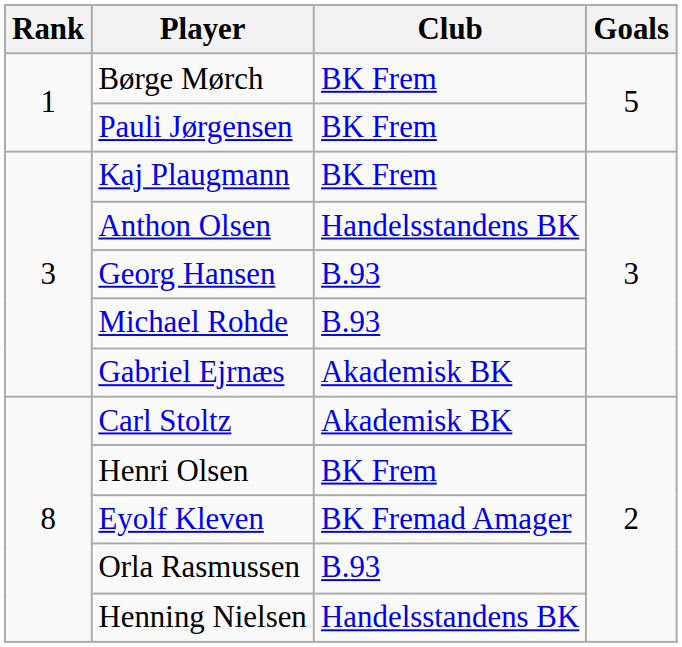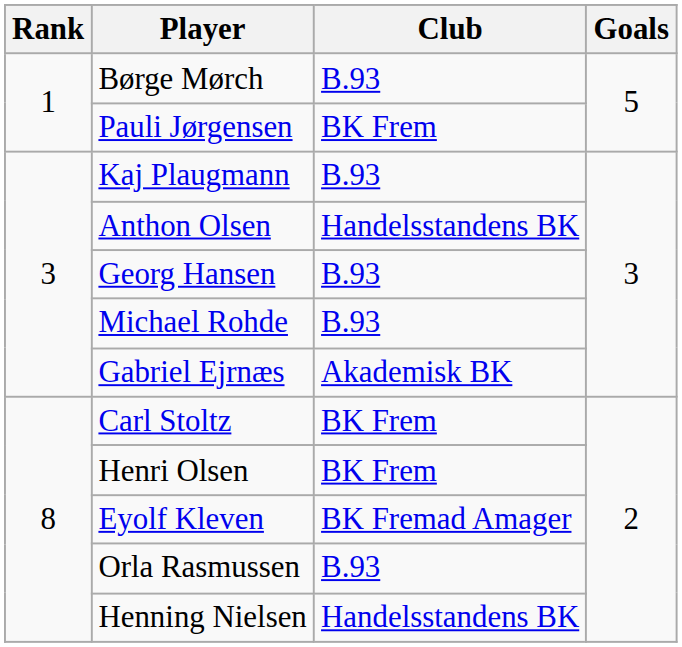(379, 77) BK Frem -> (351, 77) B.93
(379, 175) BK Frem -> (351, 175) B.93
(417, 420) Akademisk BK -> (379, 420) BK Frem
